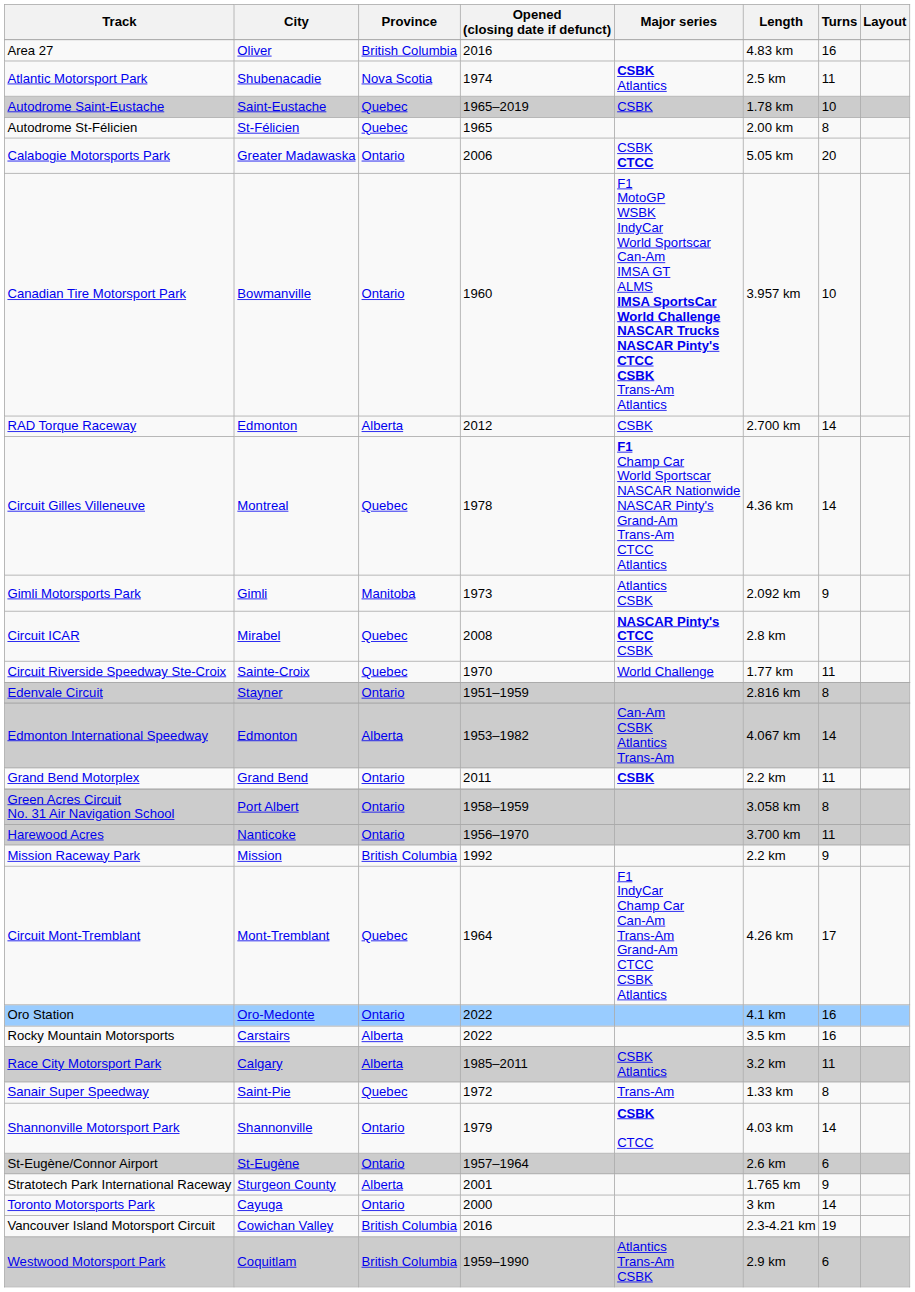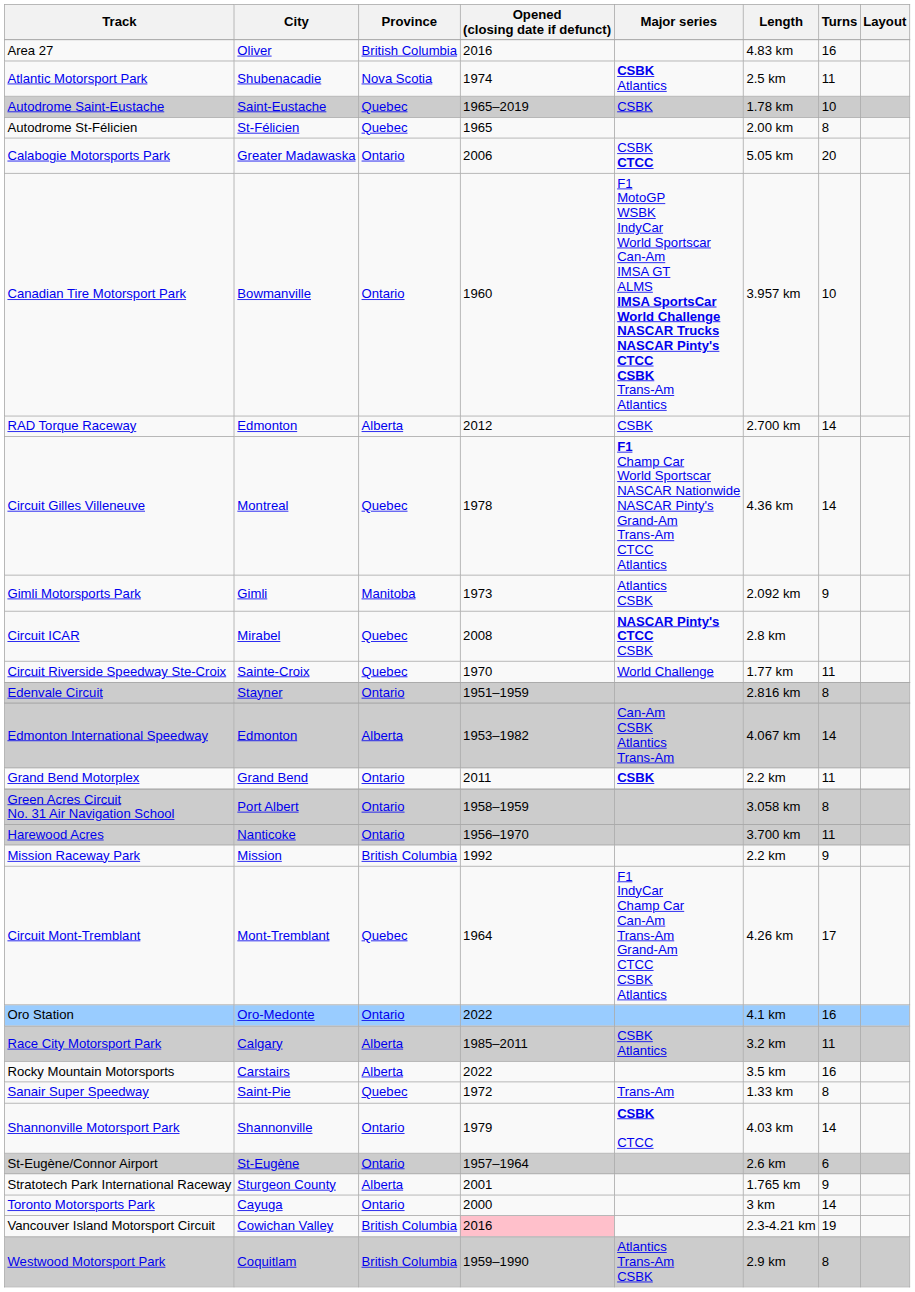rows swapped: (84, 1064) <-> (91, 1036)
(478, 1226) no background -> (478, 1226) pink background
(825, 1261) 6 -> (825, 1261) 8
